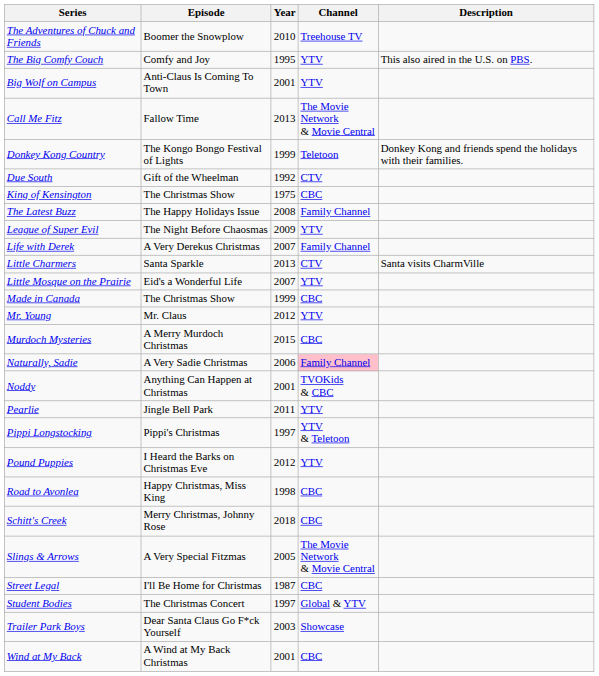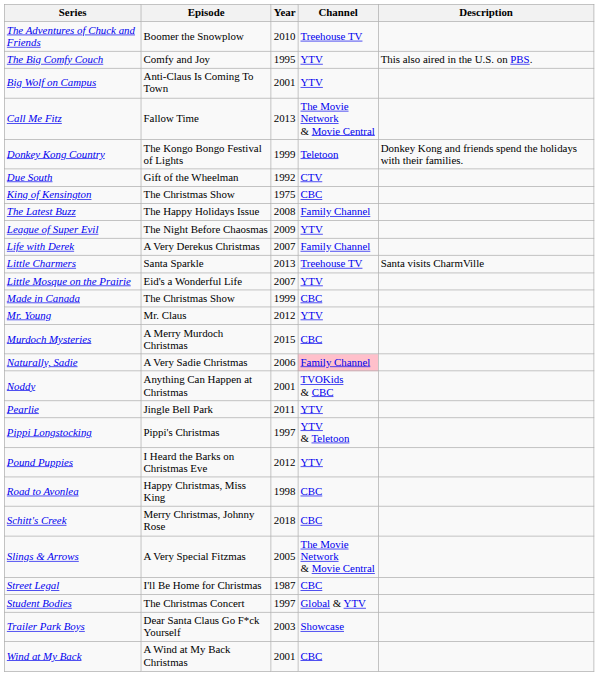(311, 264) CTV -> (331, 264) Treehouse TV
